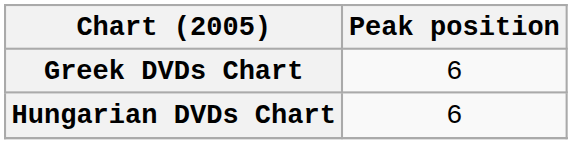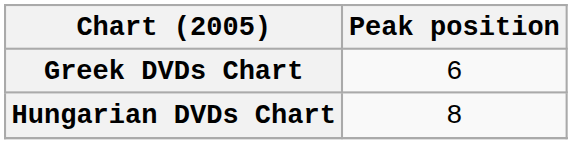(454, 115) 6 -> (454, 115) 8
